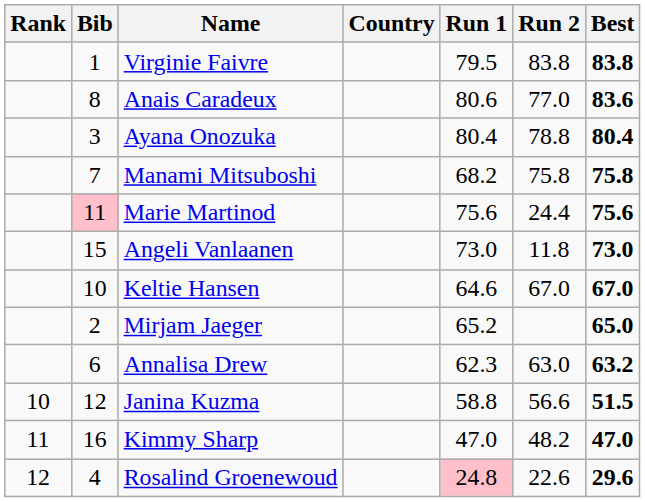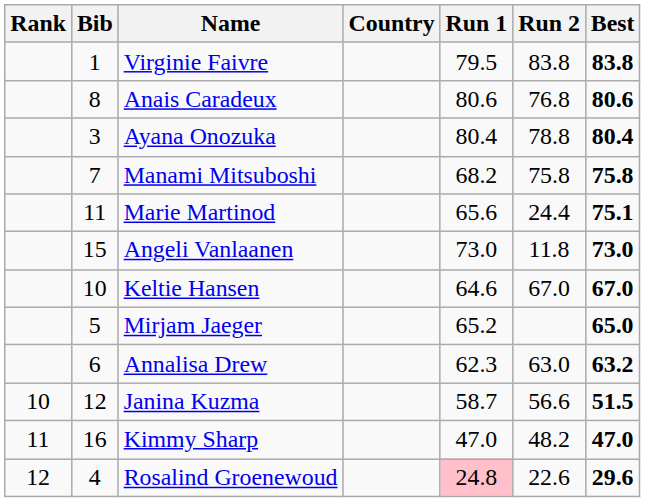(549, 99) 77.0 -> (549, 99) 76.8
(613, 99) 83.6 -> (613, 99) 80.6
(95, 212) pink background -> (95, 212) no background
(476, 212) 75.6 -> (476, 212) 65.6
(613, 212) 75.6 -> (613, 212) 75.1
(95, 325) 2 -> (95, 325) 5
(476, 401) 58.8 -> (476, 401) 58.7
